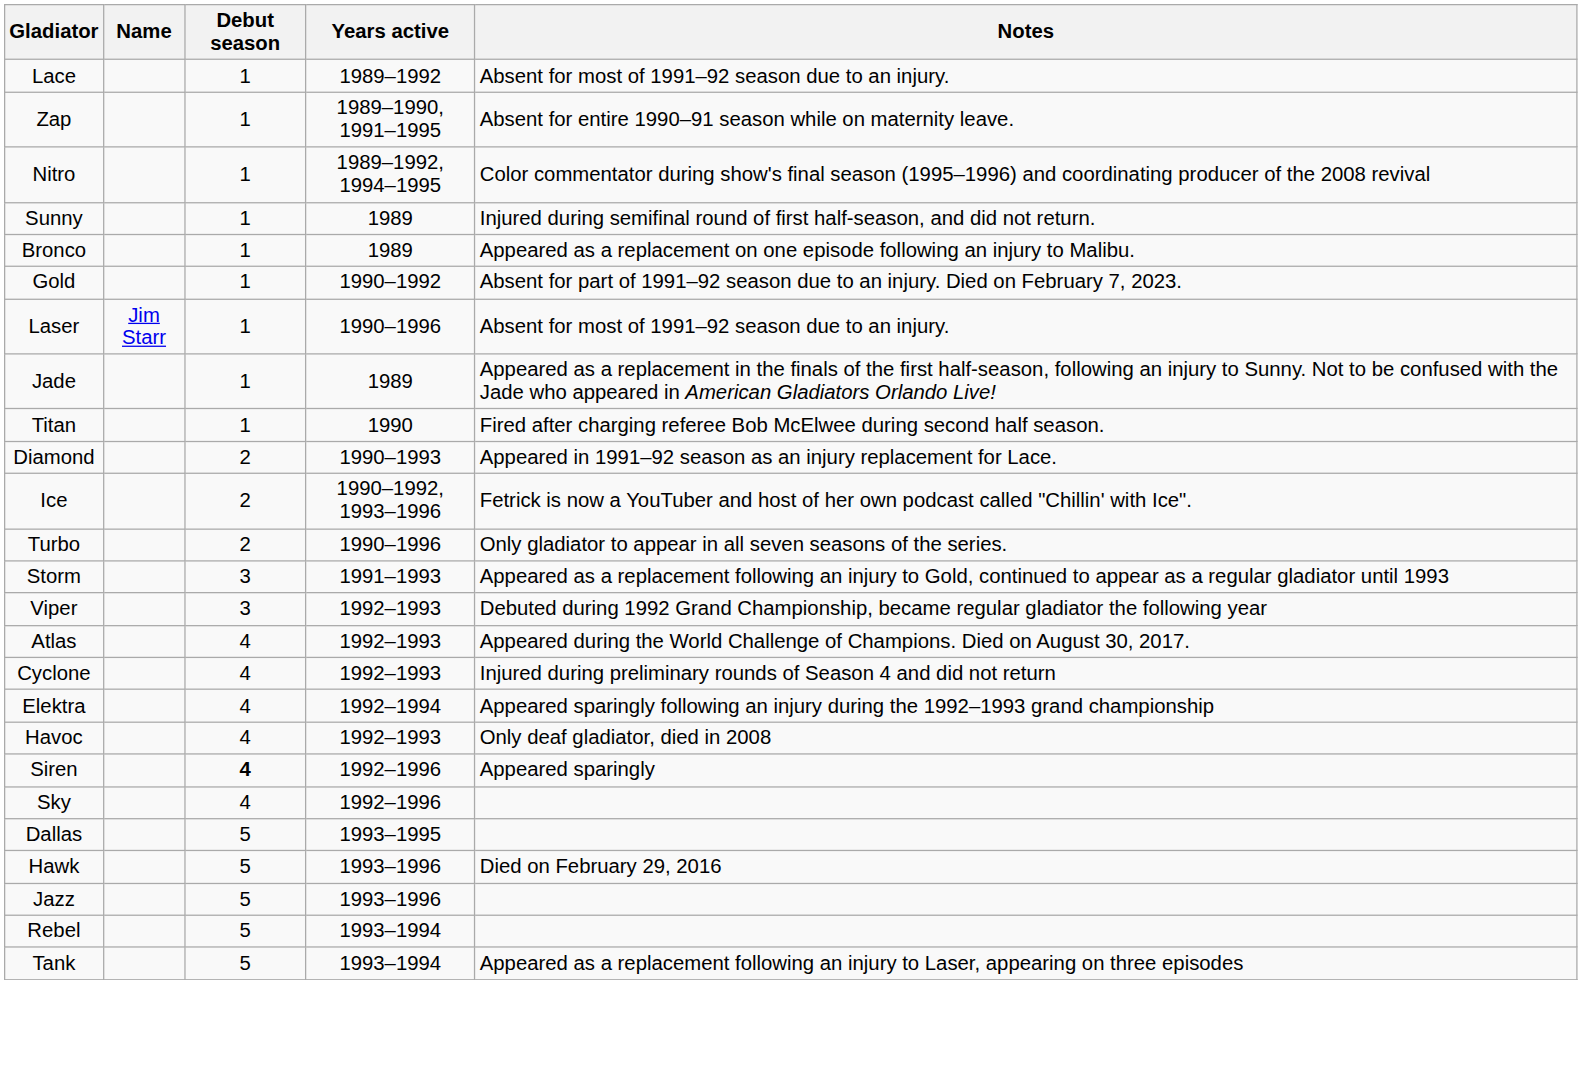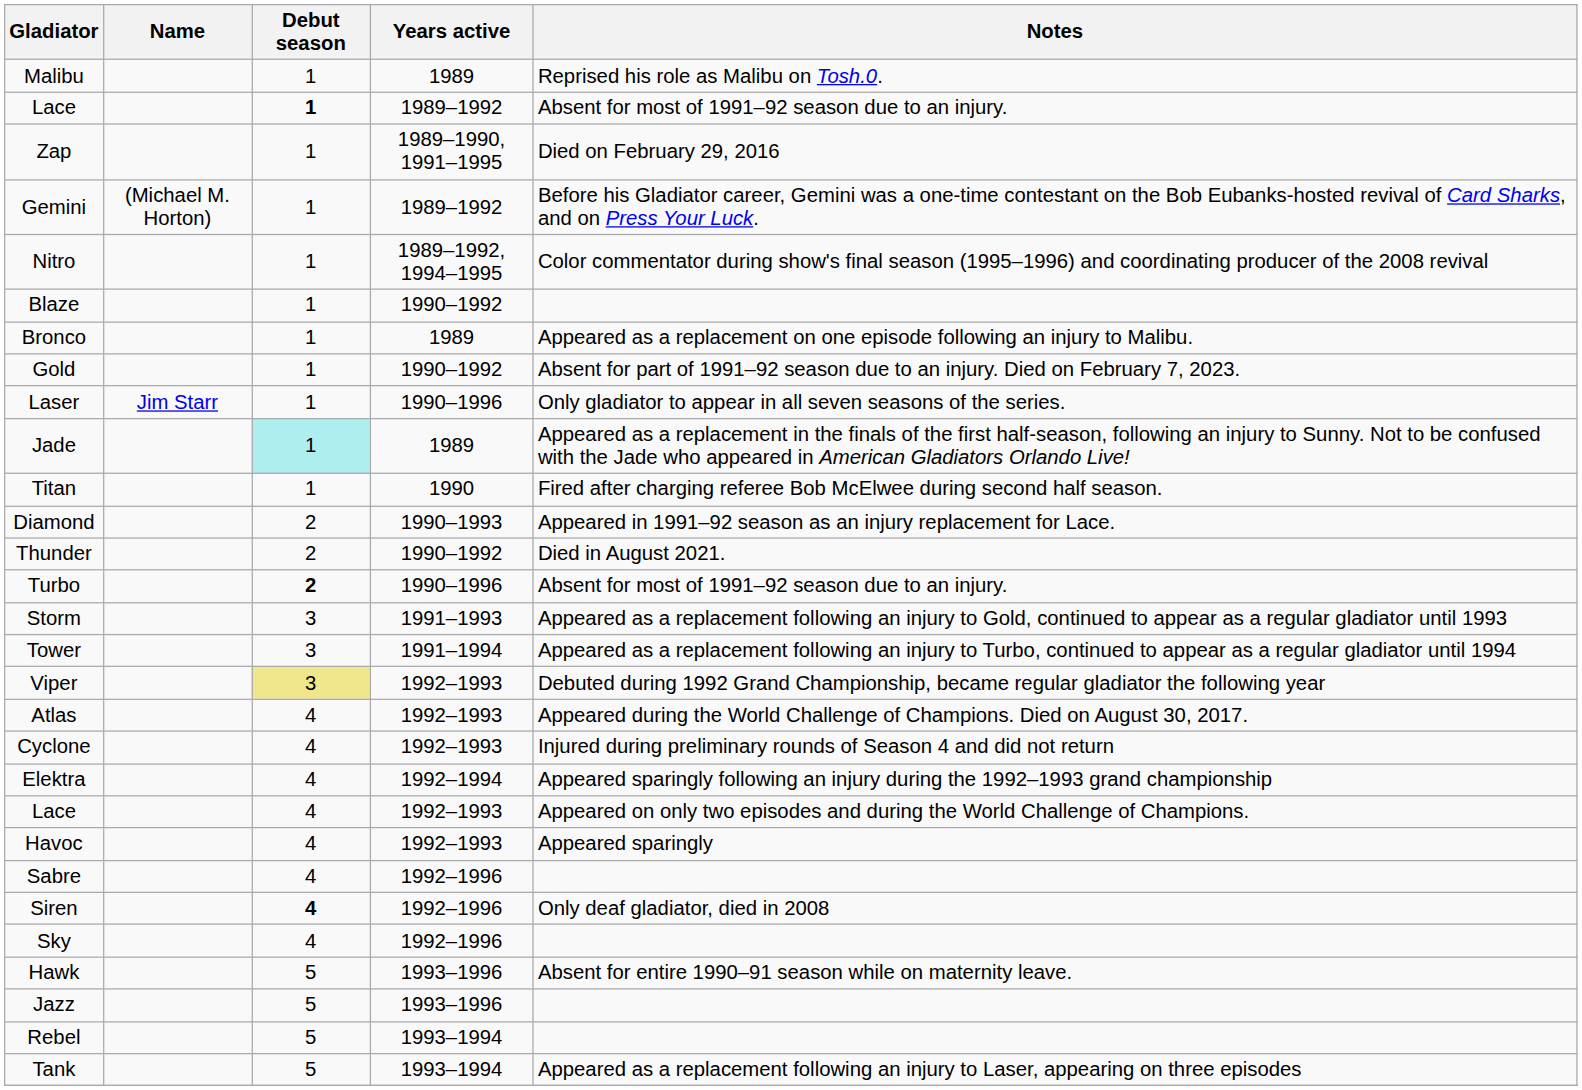+ row: (54, 75)
(245, 75) normal -> (311, 107) bold
(747, 119) Absent for entire 1990–91 season while on maternity leave. -> (659, 151) Died on February 29, 2016
+ row: (54, 206)
- row: (54, 218)
+ row: (54, 305)
(715, 326) Absent for most of 1991–92 season due to an injury. -> (802, 402) Only gladiator to appear in all seven seasons of the series.
(245, 381) no background -> (311, 445) paleturquoise background
- row: (54, 500)
+ row: (54, 553)
(245, 544) normal -> (311, 586) bold
(744, 544) Only gladiator to appear in all seven seasons of the series. -> (773, 586) Absent for most of 1991–92 season due to an injury.
+ row: (54, 650)
(245, 608) no background -> (311, 682) khaki background
+ row: (54, 811)
(625, 737) Only deaf gladiator, died in 2008 -> (625, 843) Appeared sparingly
+ row: (54, 876)
(567, 770) Appeared sparingly -> (684, 908) Only deaf gladiator, died in 2008
- row: (54, 834)
(601, 866) Died on February 29, 2016 -> (805, 972) Absent for entire 1990–91 season while on maternity leave.
